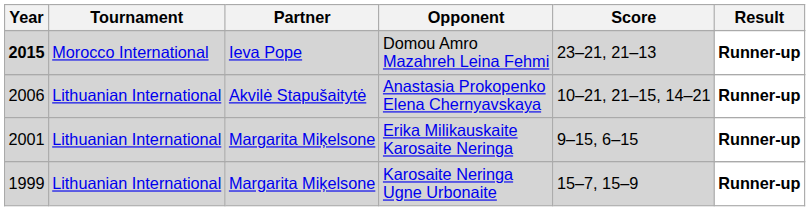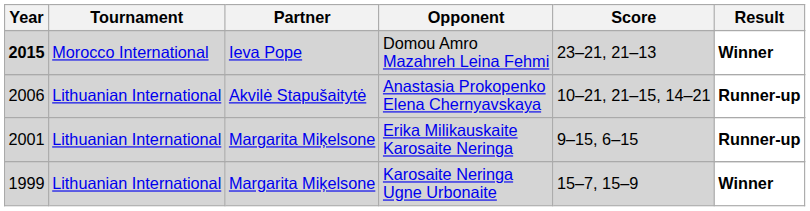(759, 53) Runner-up -> (746, 53) Winner
(759, 184) Runner-up -> (746, 184) Winner
